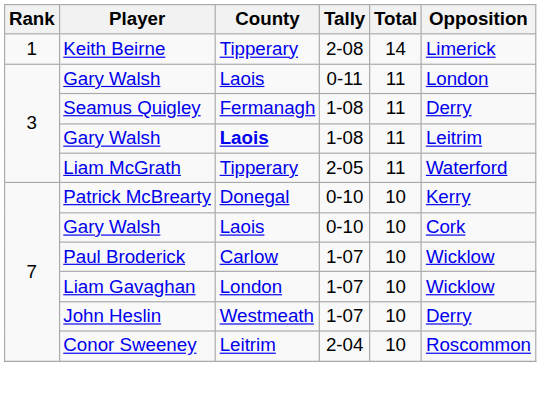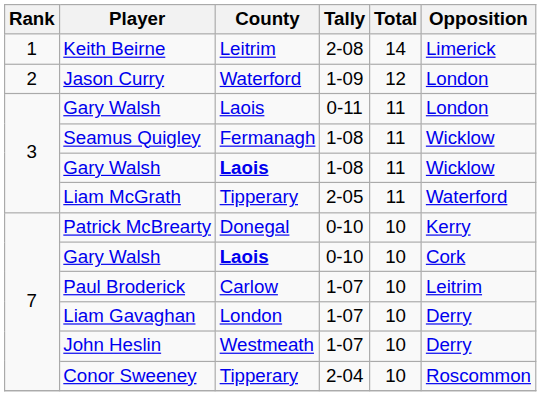(259, 49) Tipperary -> (248, 49) Leitrim
+ row: (114, 78)
(449, 108) Derry -> (460, 138) Wicklow
(454, 138) Leitrim -> (460, 167) Wicklow
(242, 227) normal -> (244, 256) bold
(460, 256) Wicklow -> (454, 286) Leitrim
(460, 286) Wicklow -> (449, 316) Derry
(248, 345) Leitrim -> (259, 375) Tipperary
